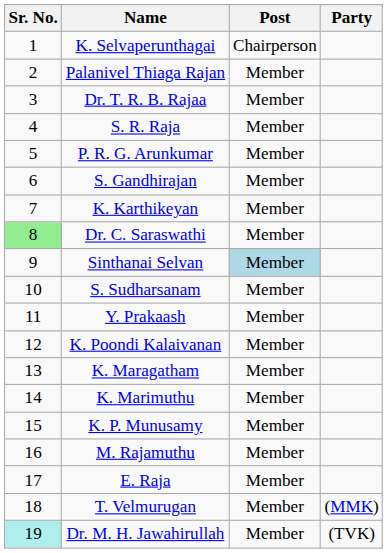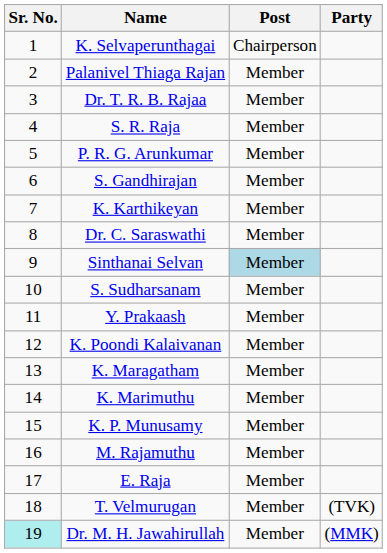(33, 235) lightgreen background -> (33, 235) no background
(352, 506) (MMK) -> (352, 506) (TVK)
(352, 533) (TVK) -> (352, 533) (MMK)
